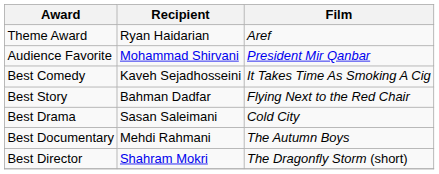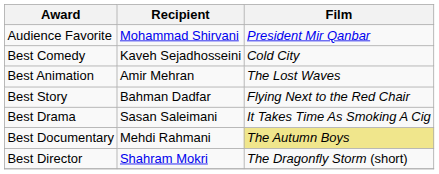- row: (47, 35)
(339, 76) It Takes Time As Smoking A Cig -> (273, 55) Cold City
+ row: (51, 76)
(273, 117) Cold City -> (339, 117) It Takes Time As Smoking A Cig
(298, 138) no background -> (298, 138) khaki background
